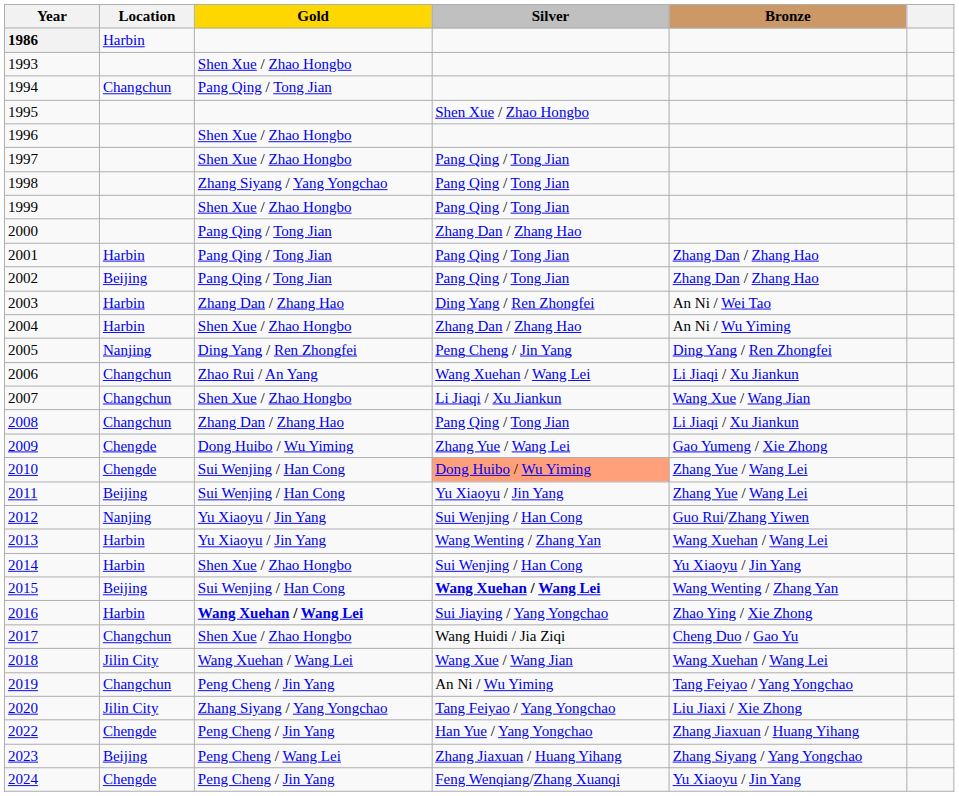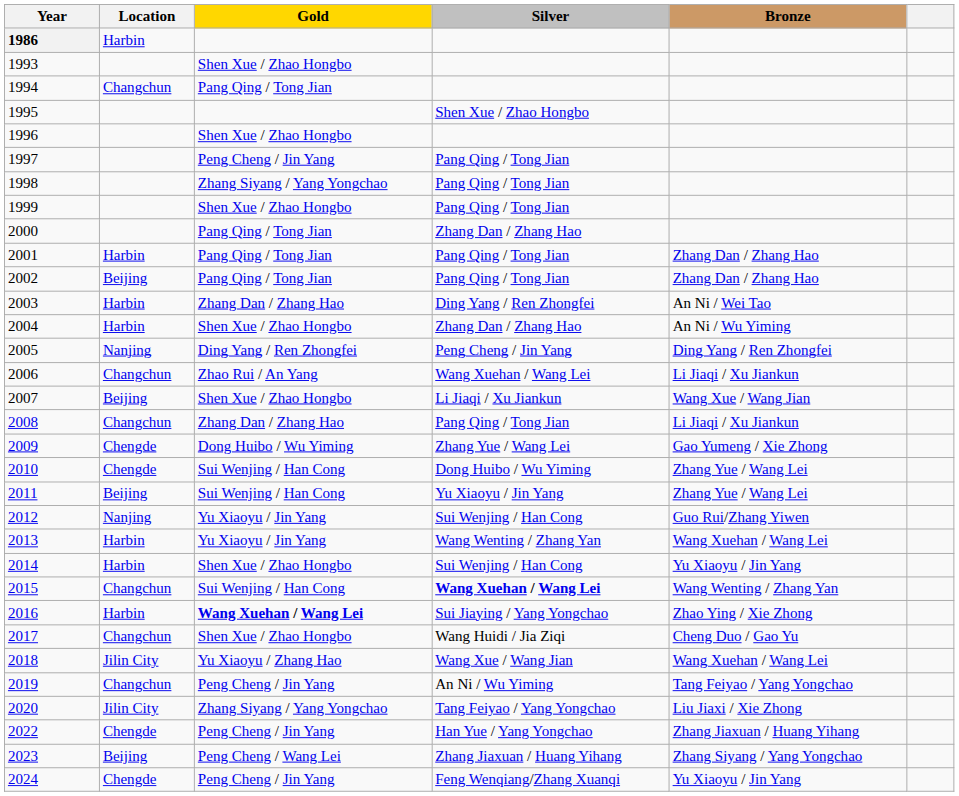(275, 159) Shen Xue / Zhao Hongbo -> (266, 159) Peng Cheng / Jin Yang
(137, 398) Changchun -> (125, 398) Beijing
(513, 469) lightsalmon background -> (513, 469) no background
(125, 588) Beijing -> (137, 588) Changchun
(275, 660) Wang Xuehan / Wang Lei -> (270, 660) Yu Xiaoyu / Zhang Hao
